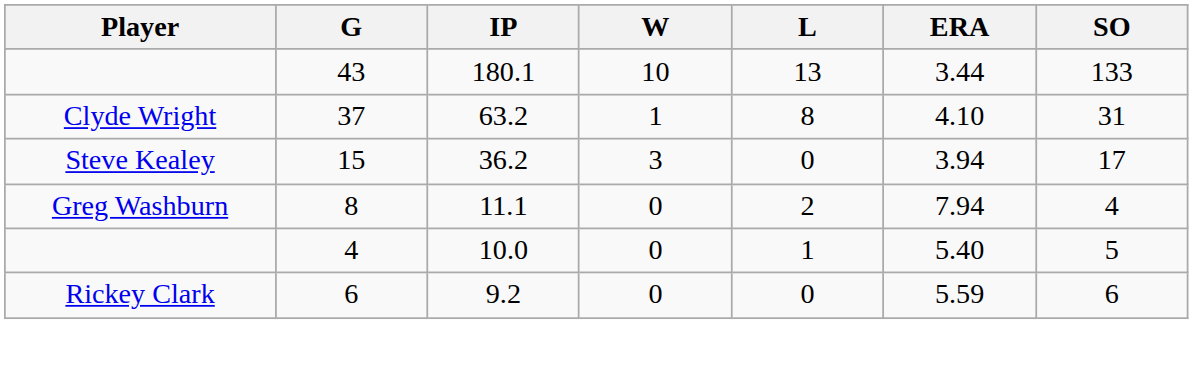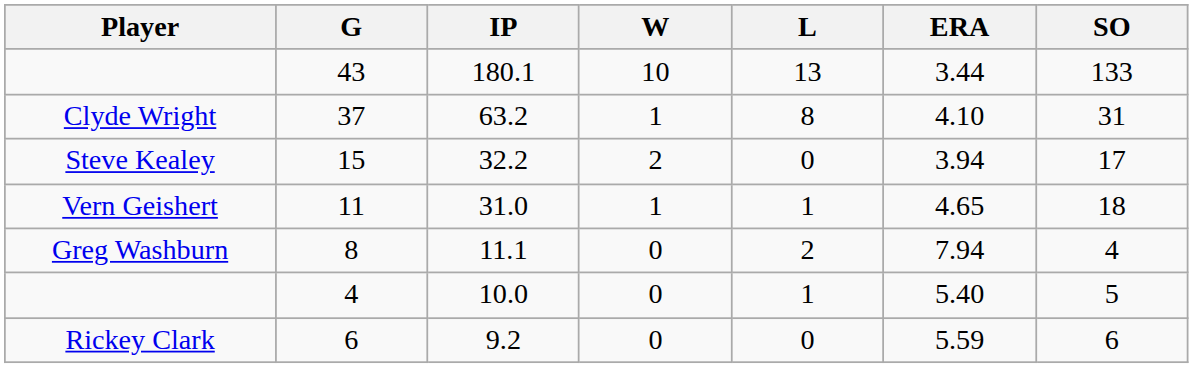(503, 160) 36.2 -> (503, 160) 32.2
(655, 160) 3 -> (655, 160) 2
+ row: (351, 205)
